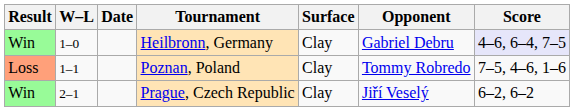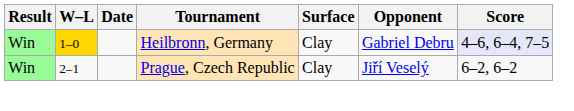(69, 43) no background -> (69, 43) gold background
- row: (190, 67)
